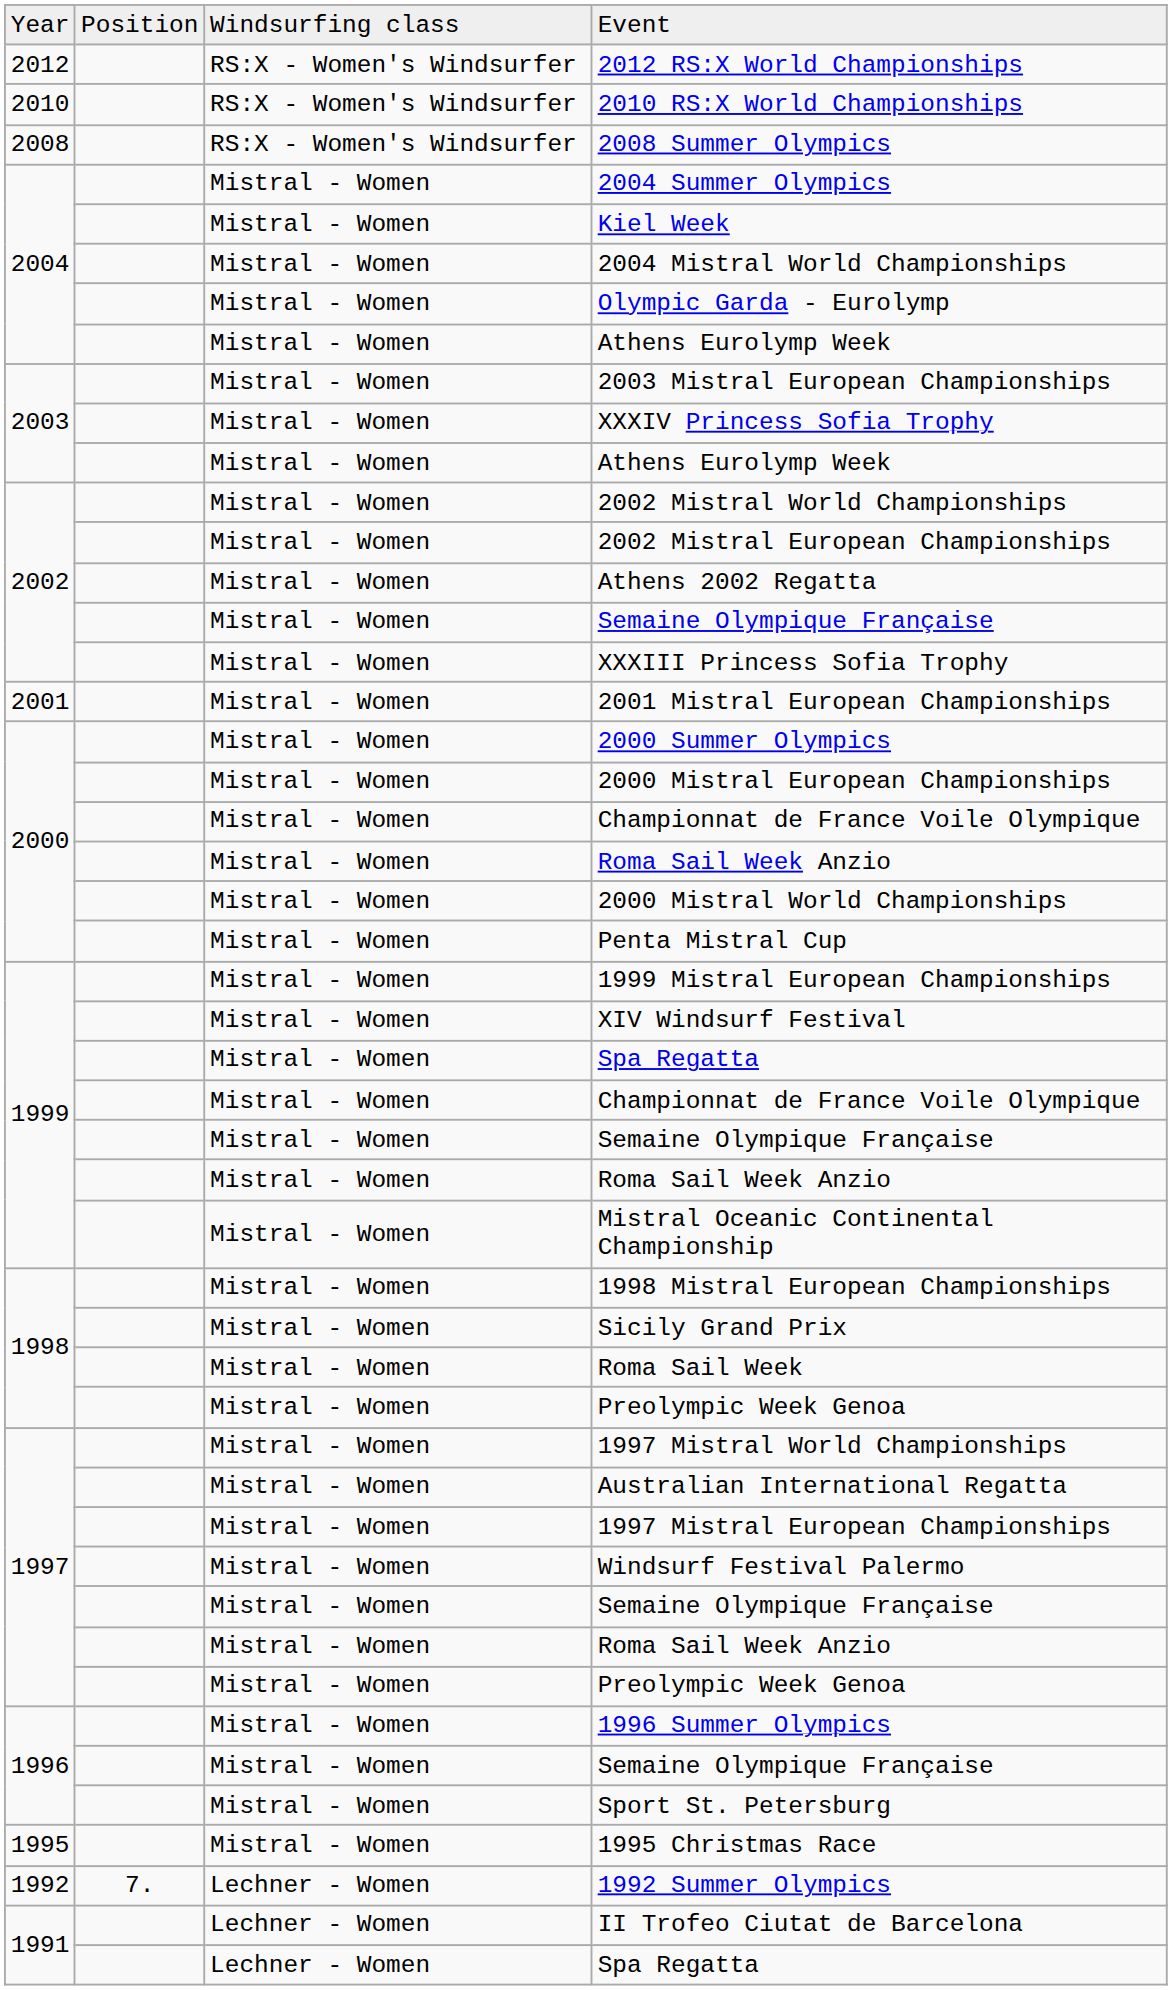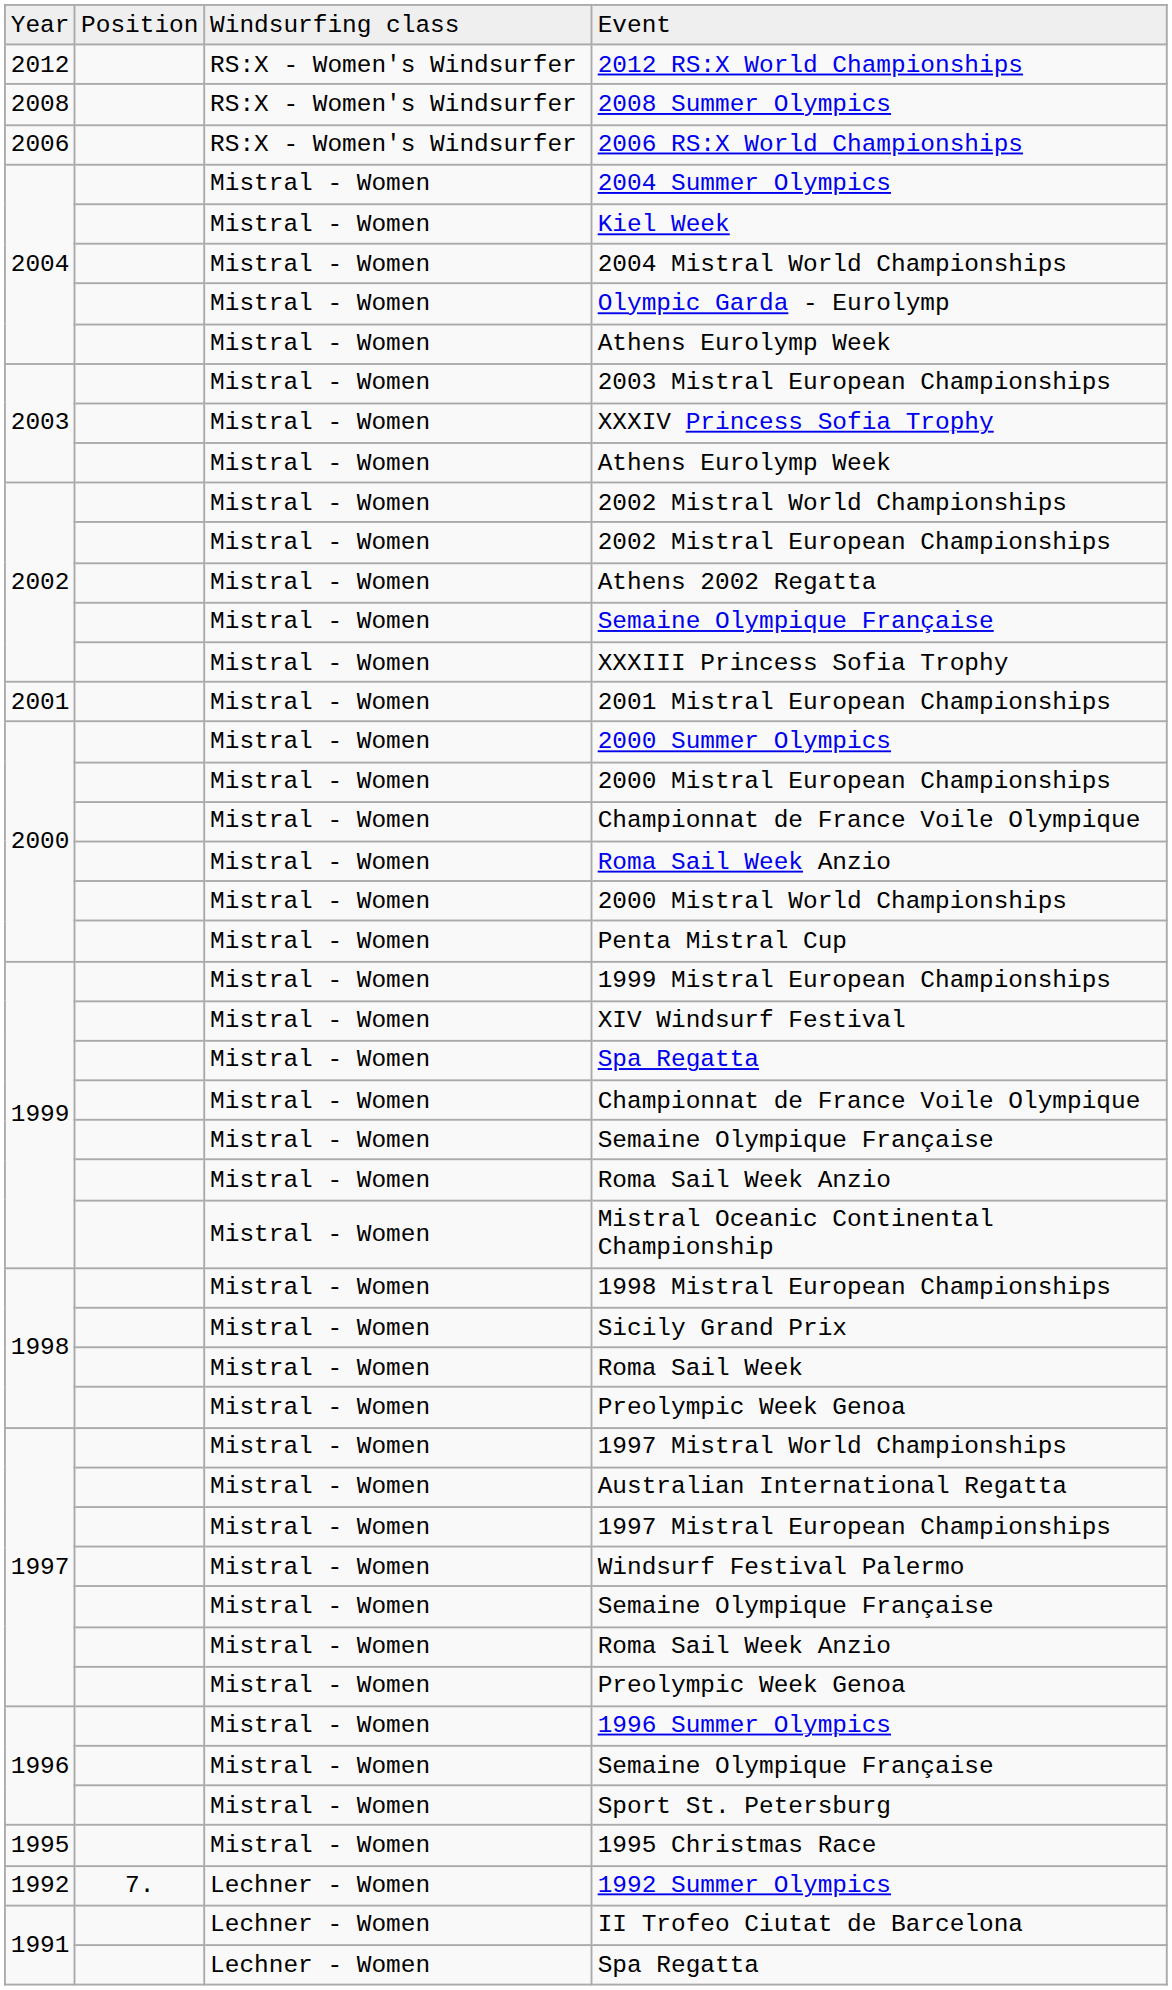- row: (40, 105)
+ row: (40, 144)
